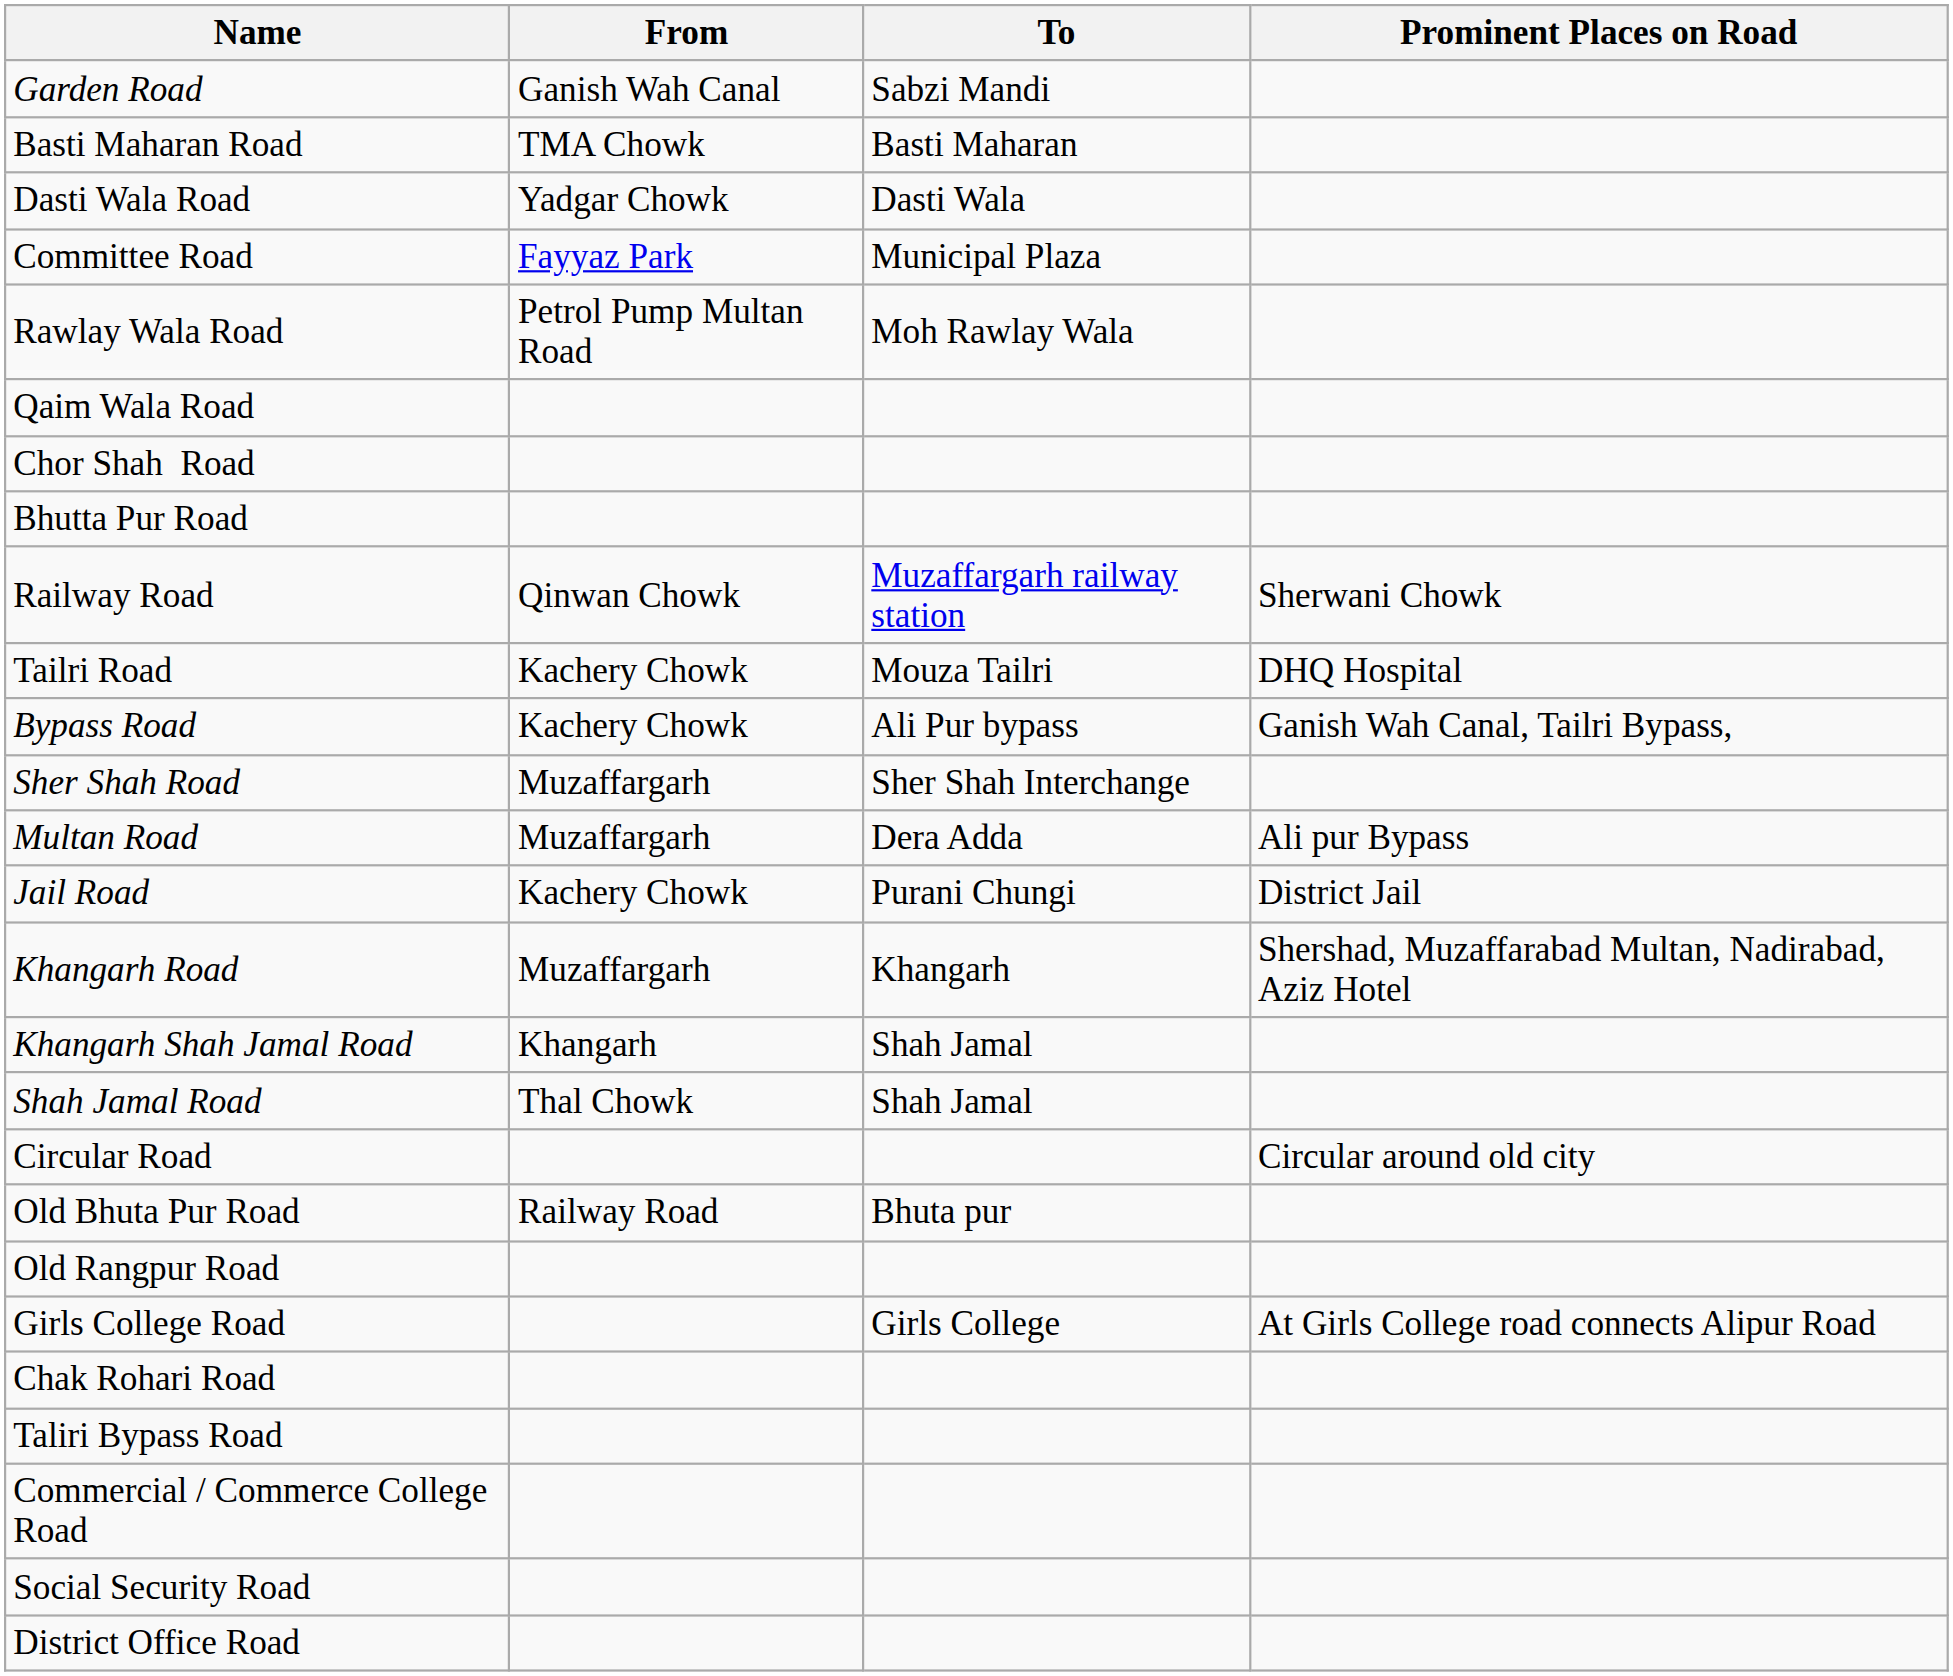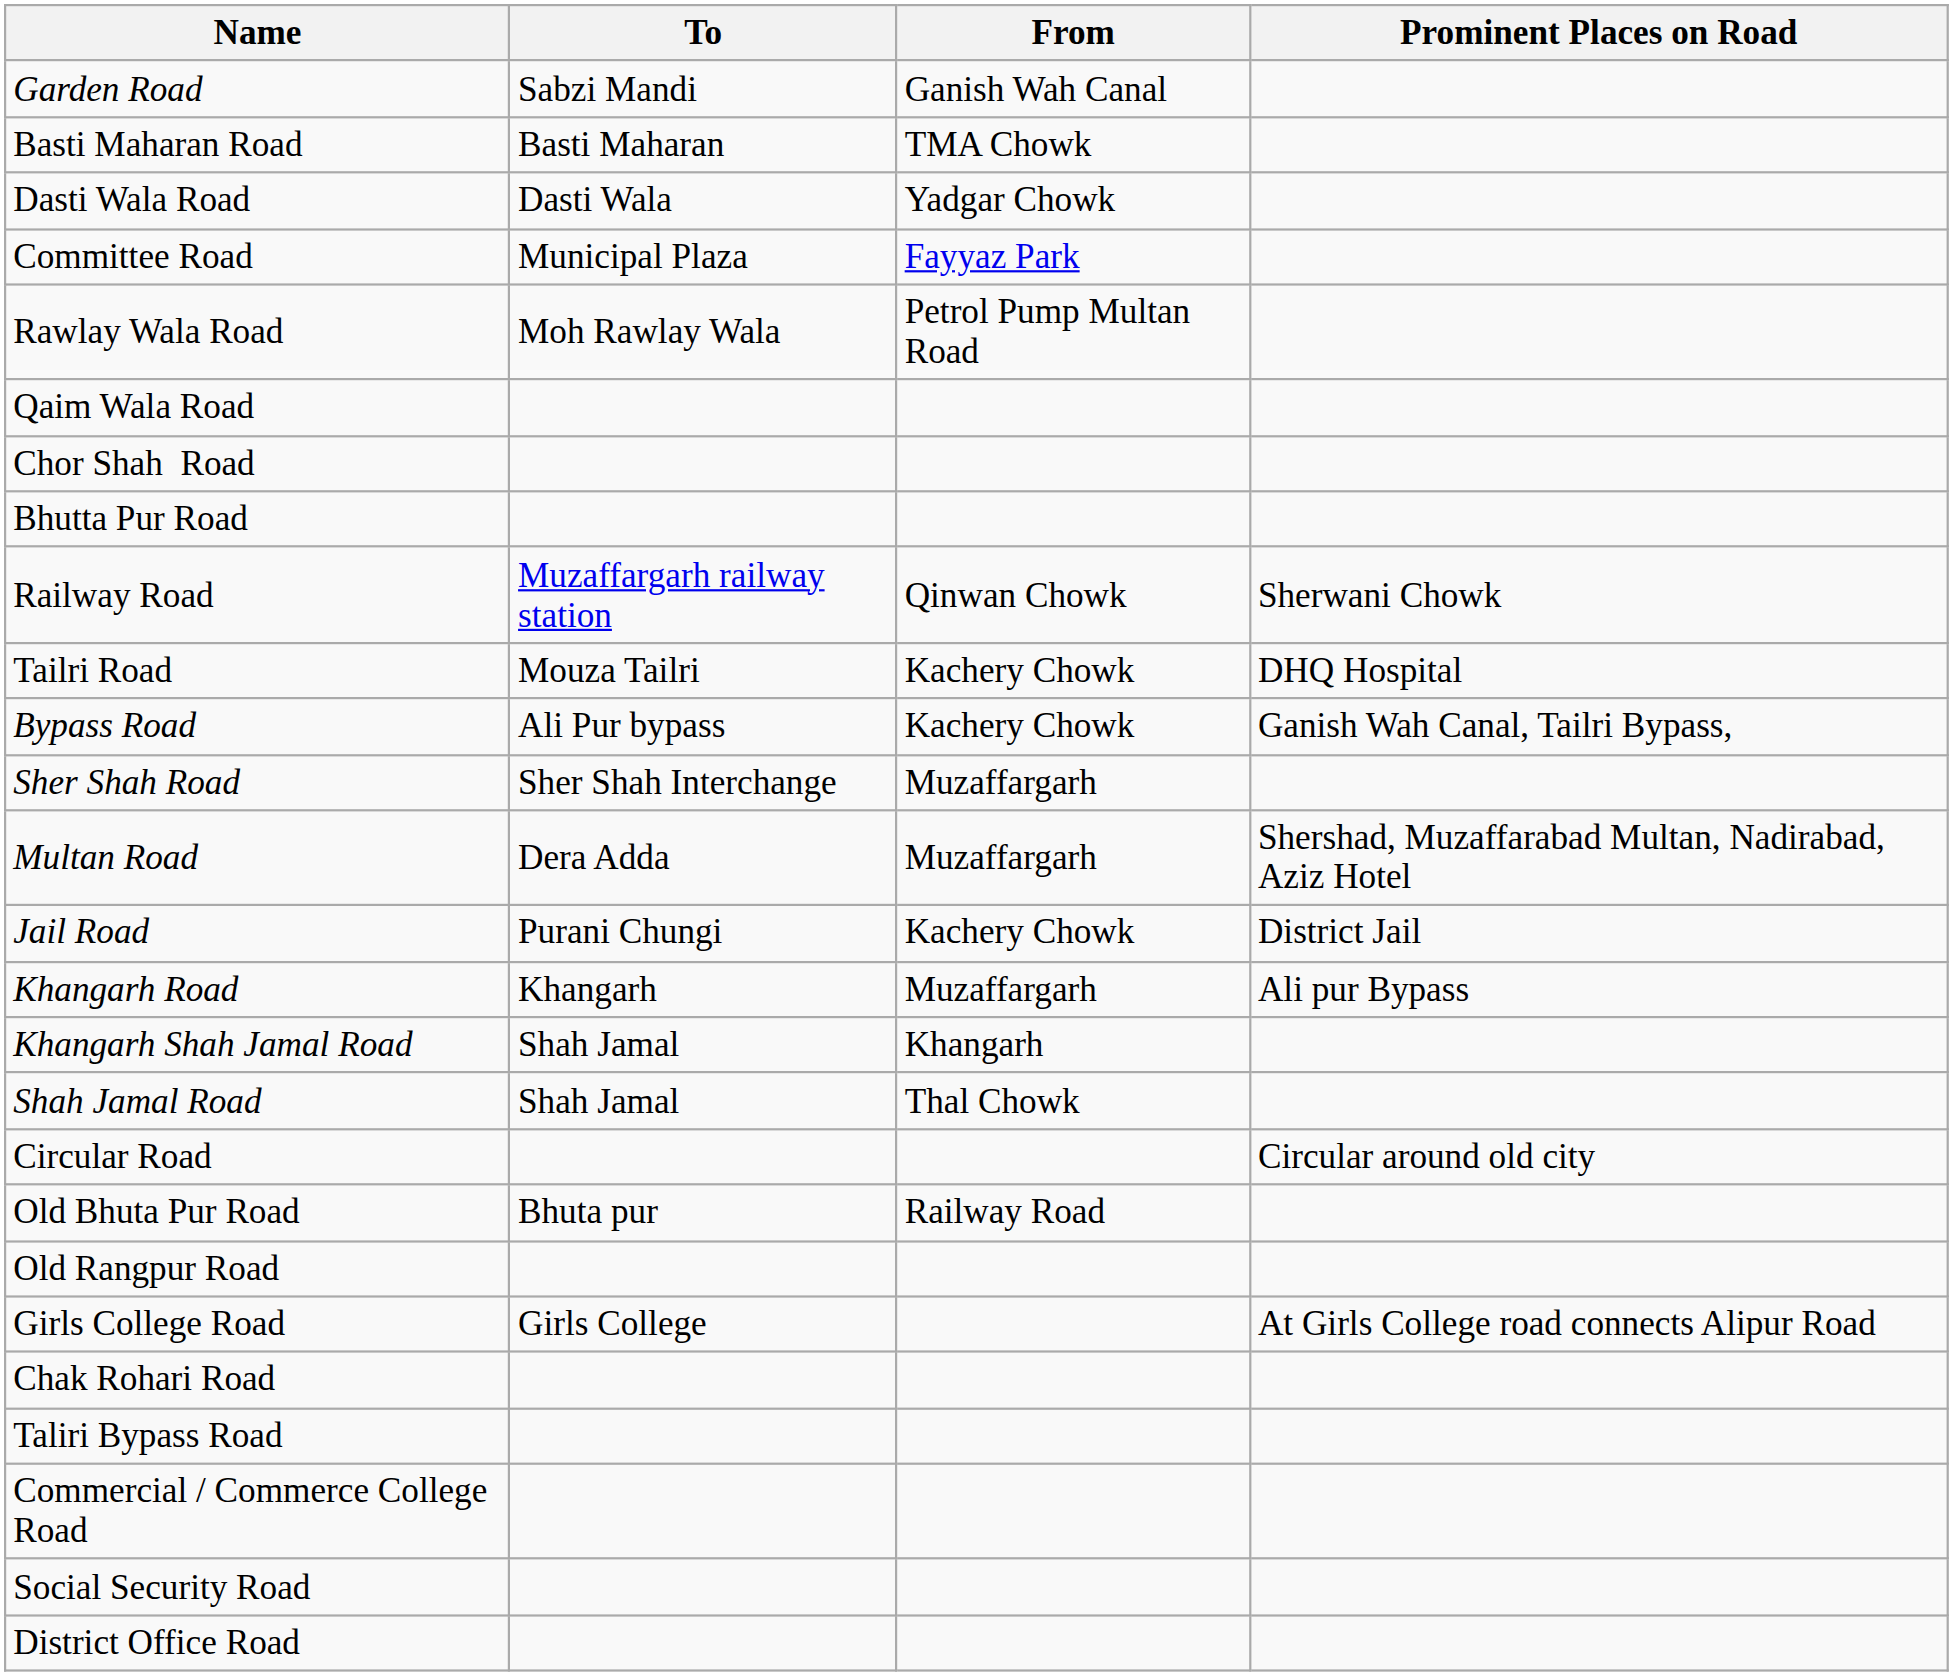columns swapped: (687, 32) <-> (1057, 32)
(1364, 837) Ali pur Bypass -> (1571, 857) Shershad, Muzaffarabad Multan, Nadirabad, Aziz Hotel
(1571, 968) Shershad, Muzaffarabad Multan, Nadirabad, Aziz Hotel -> (1364, 988) Ali pur Bypass
